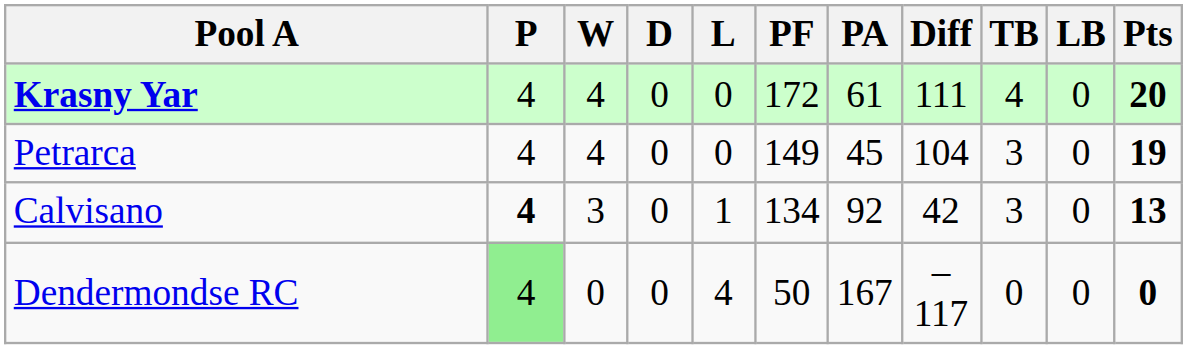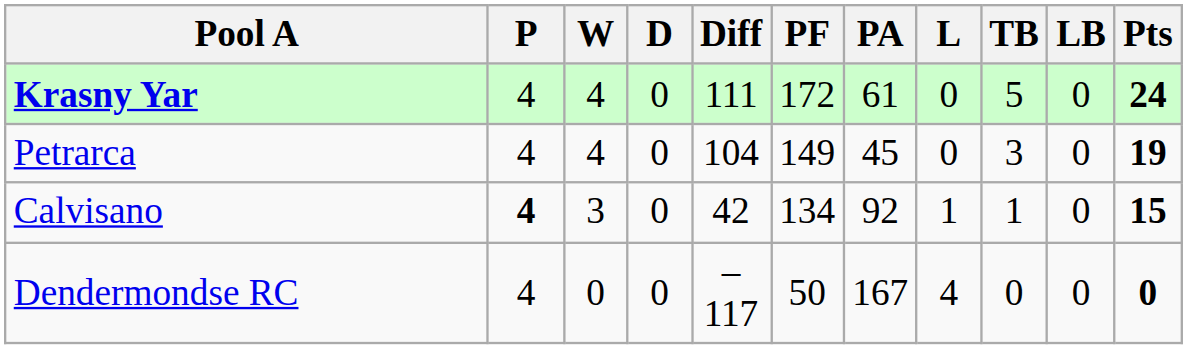columns swapped: (723, 34) <-> (941, 34)
(1014, 93) 4 -> (1014, 93) 5
(1148, 93) 20 -> (1148, 93) 24
(1014, 211) 3 -> (1014, 211) 1
(1148, 211) 13 -> (1148, 211) 15
(526, 291) lightgreen background -> (526, 291) no background
